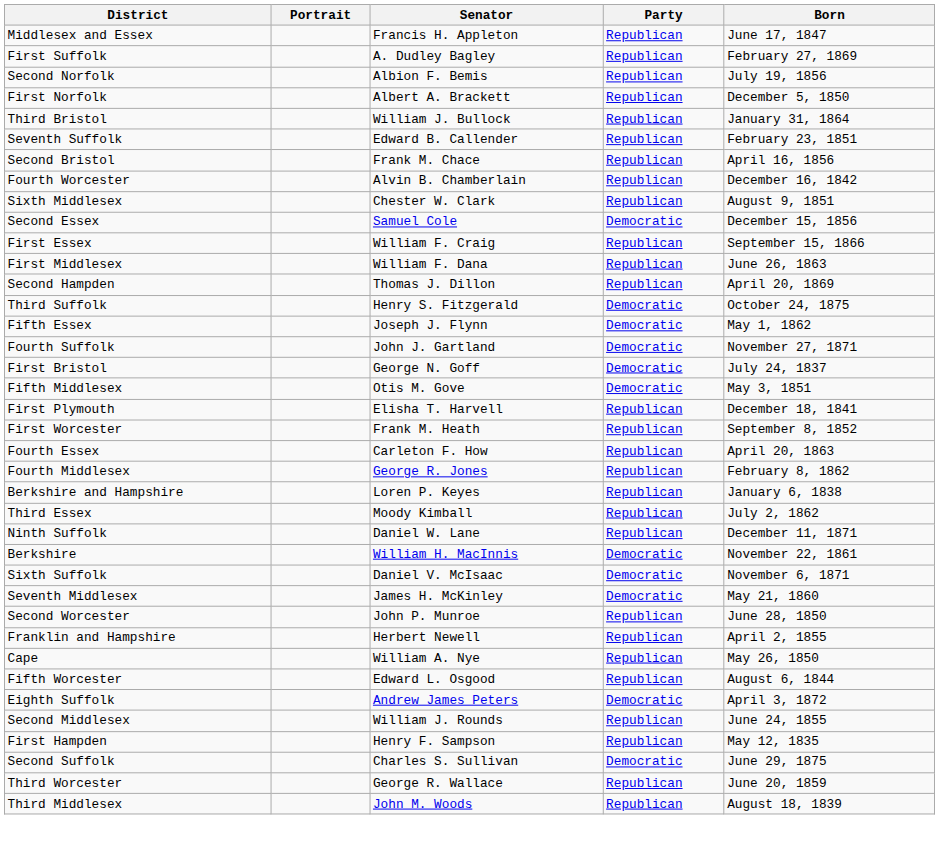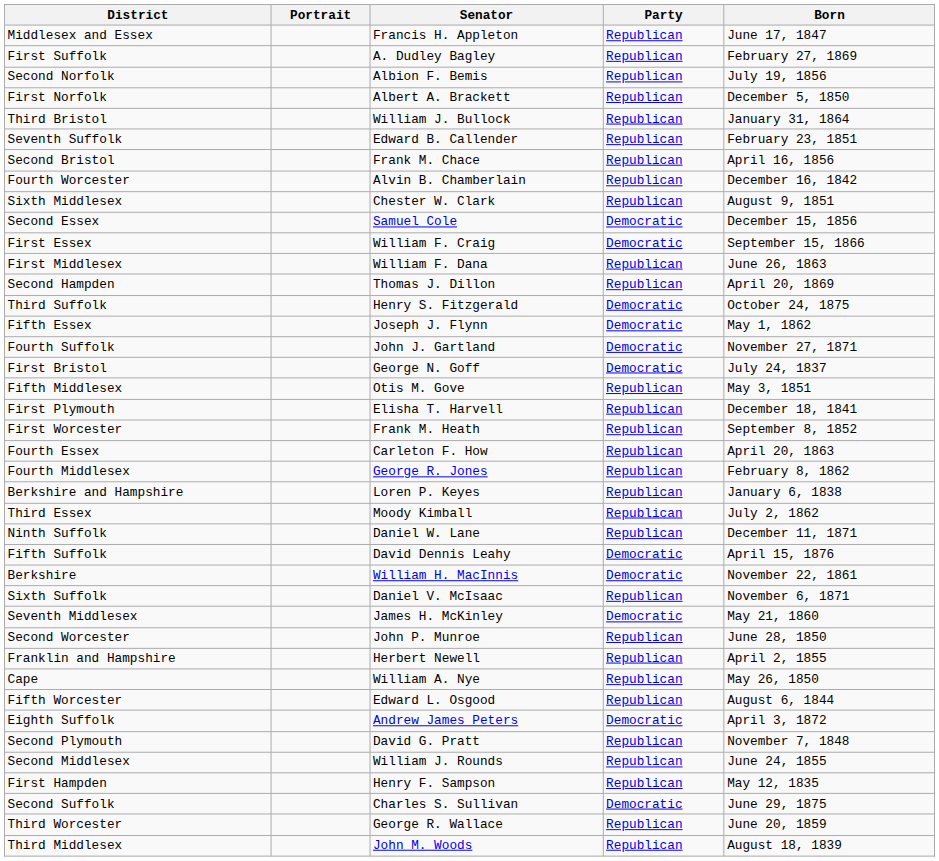(644, 243) Republican -> (644, 243) Democratic
(644, 389) Democratic -> (644, 389) Republican
+ row: (57, 555)
(644, 575) Democratic -> (644, 596) Republican
+ row: (65, 742)
